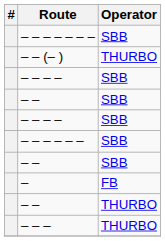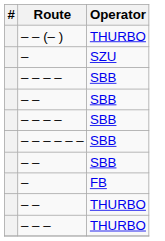- row: (58, 36)
+ row: (25, 57)
